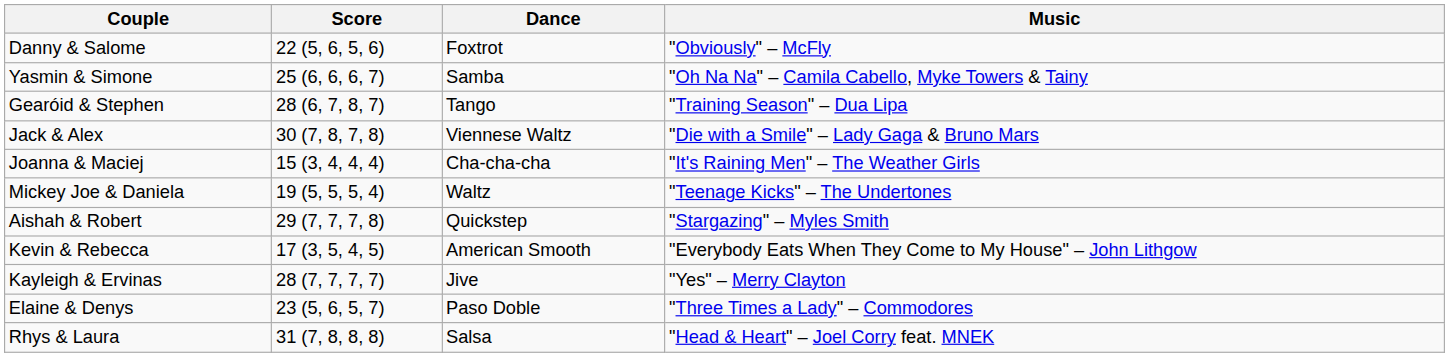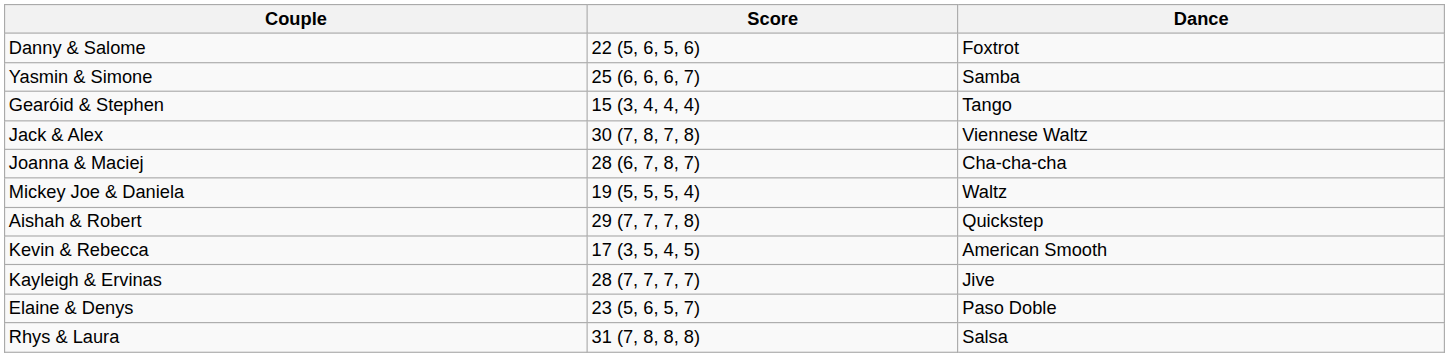- column: (1055, 18)
(330, 105) 28 (6, 7, 8, 7) -> (646, 105) 15 (3, 4, 4, 4)
(330, 163) 15 (3, 4, 4, 4) -> (646, 163) 28 (6, 7, 8, 7)
